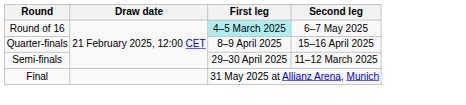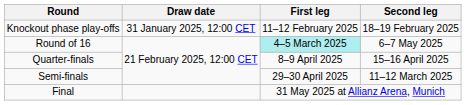+ row: (63, 28)
